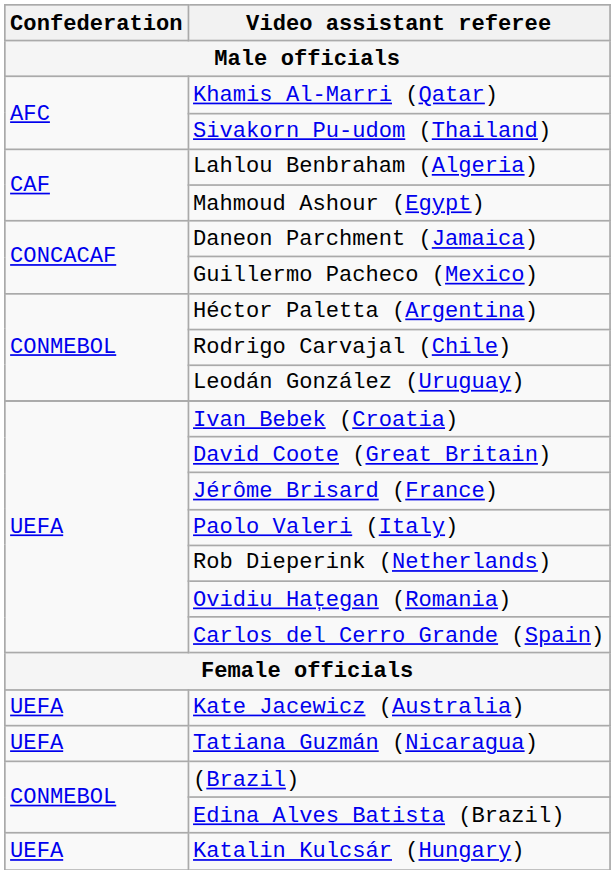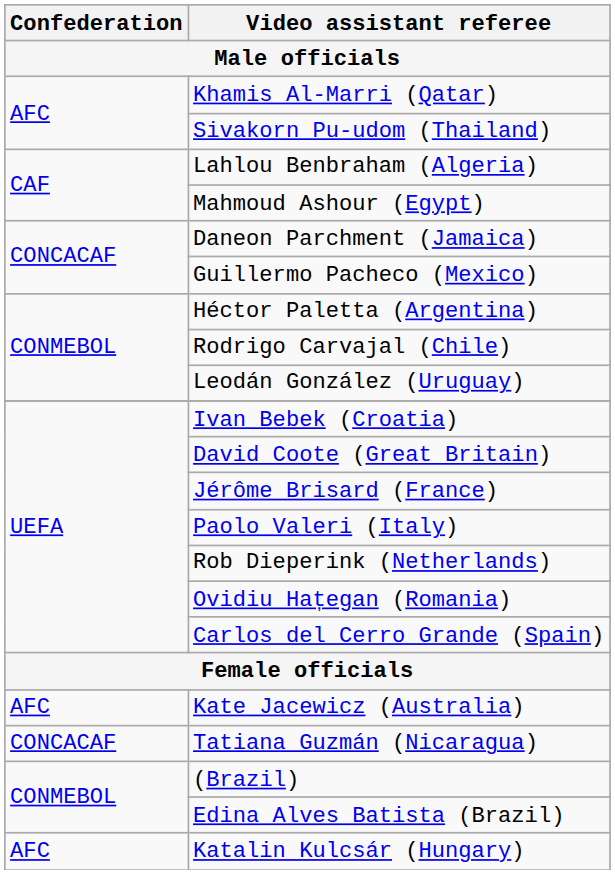(37, 707) UEFA -> (30, 707) AFC
(37, 743) UEFA -> (63, 743) CONCACAF
(37, 851) UEFA -> (30, 851) AFC
